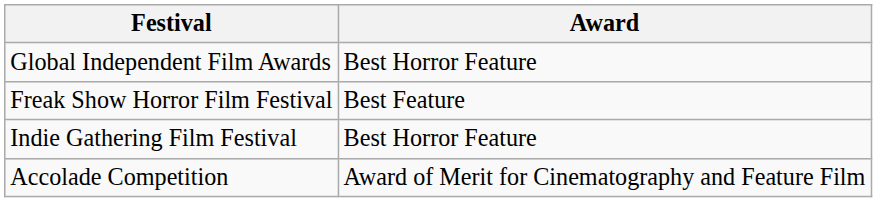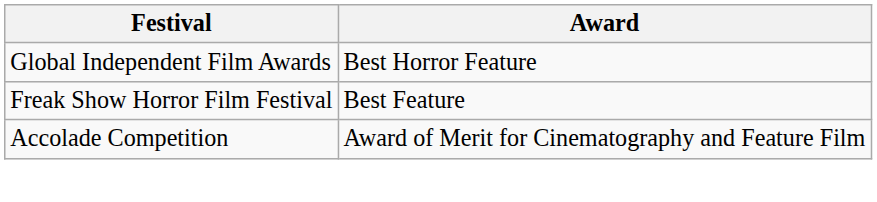- row: (154, 138)
